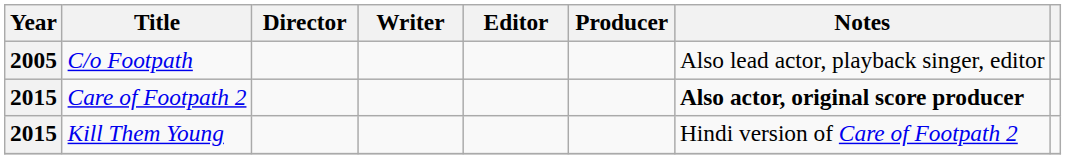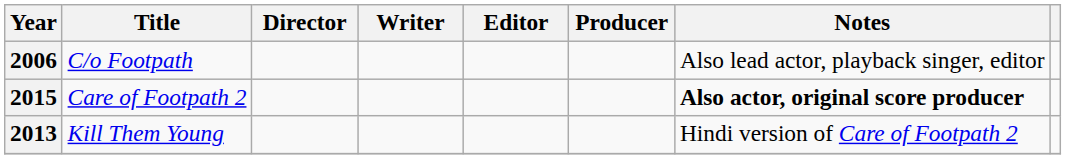(33, 60) 2005 -> (33, 60) 2006
(33, 134) 2015 -> (33, 134) 2013
